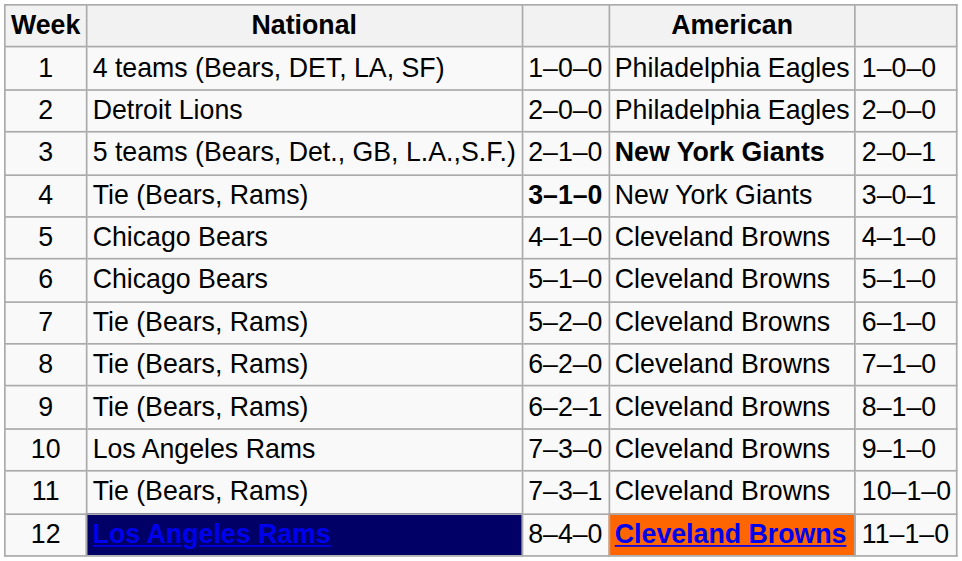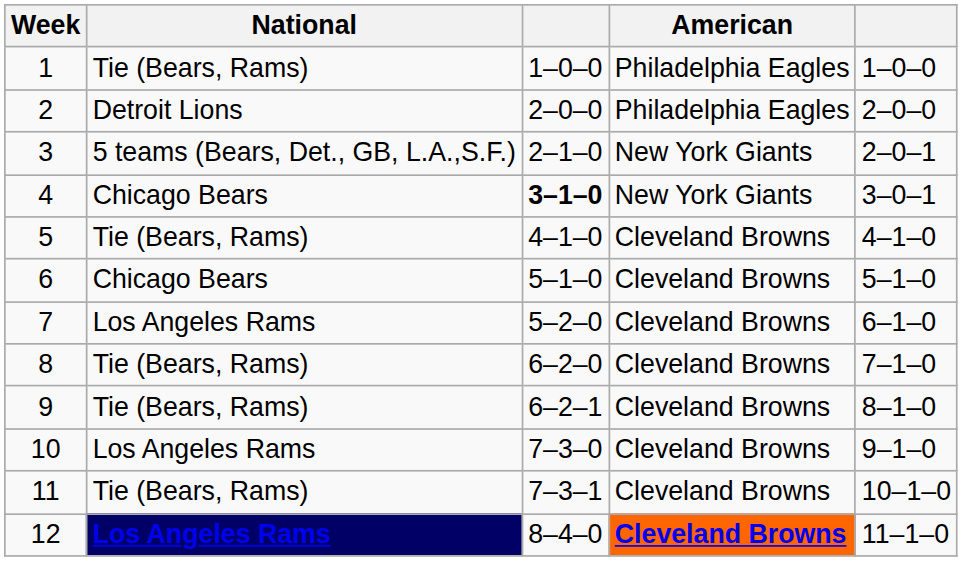(269, 68) 4 teams (Bears, DET, LA, SF) -> (201, 68) Tie (Bears, Rams)
(720, 152) bold -> (714, 152) normal
(201, 195) Tie (Bears, Rams) -> (180, 195) Chicago Bears
(180, 237) Chicago Bears -> (201, 237) Tie (Bears, Rams)
(201, 322) Tie (Bears, Rams) -> (204, 322) Los Angeles Rams
